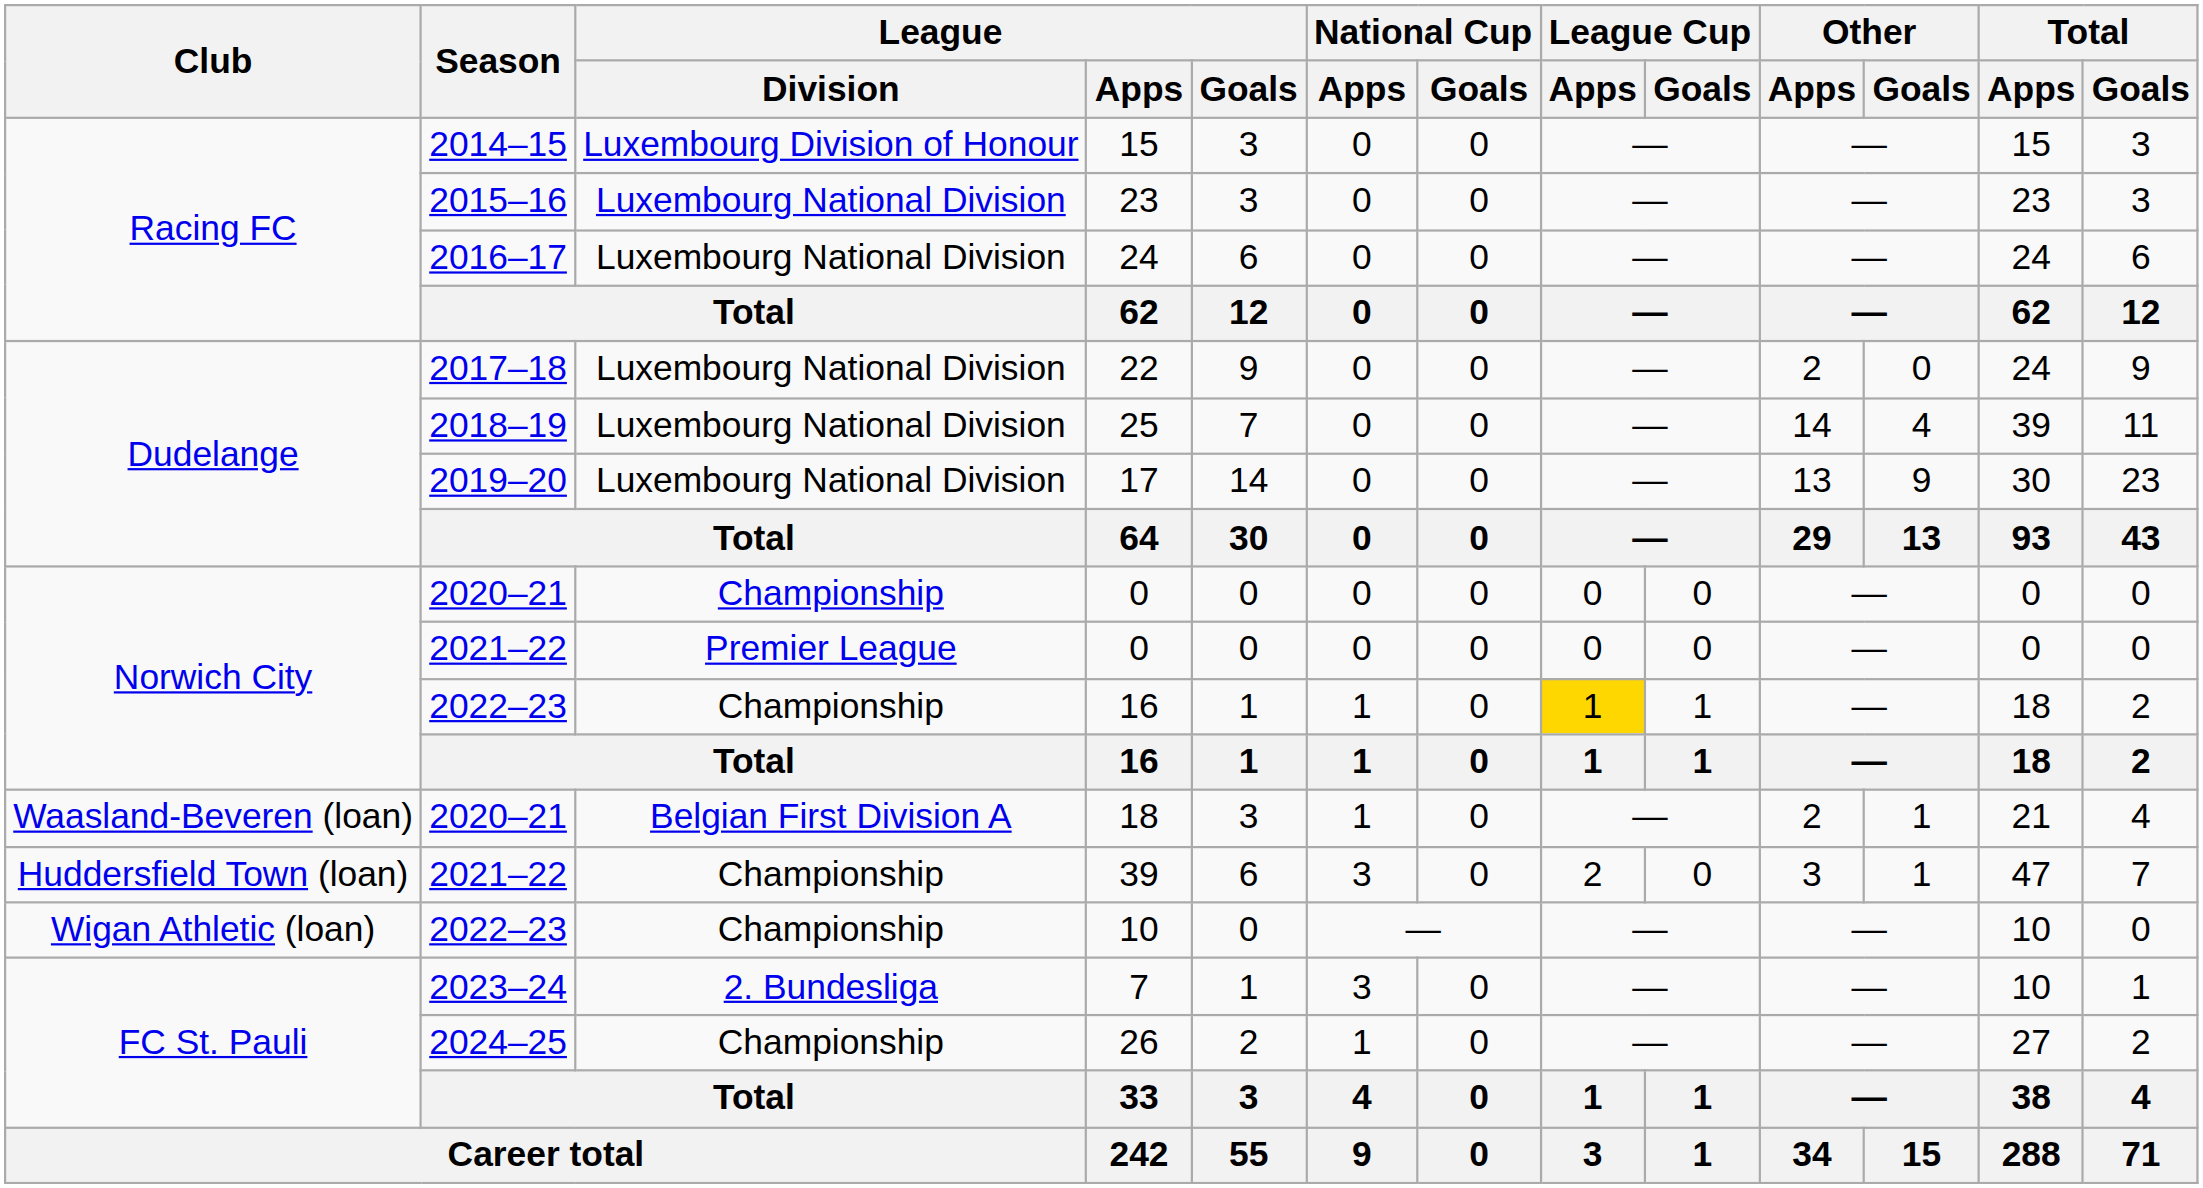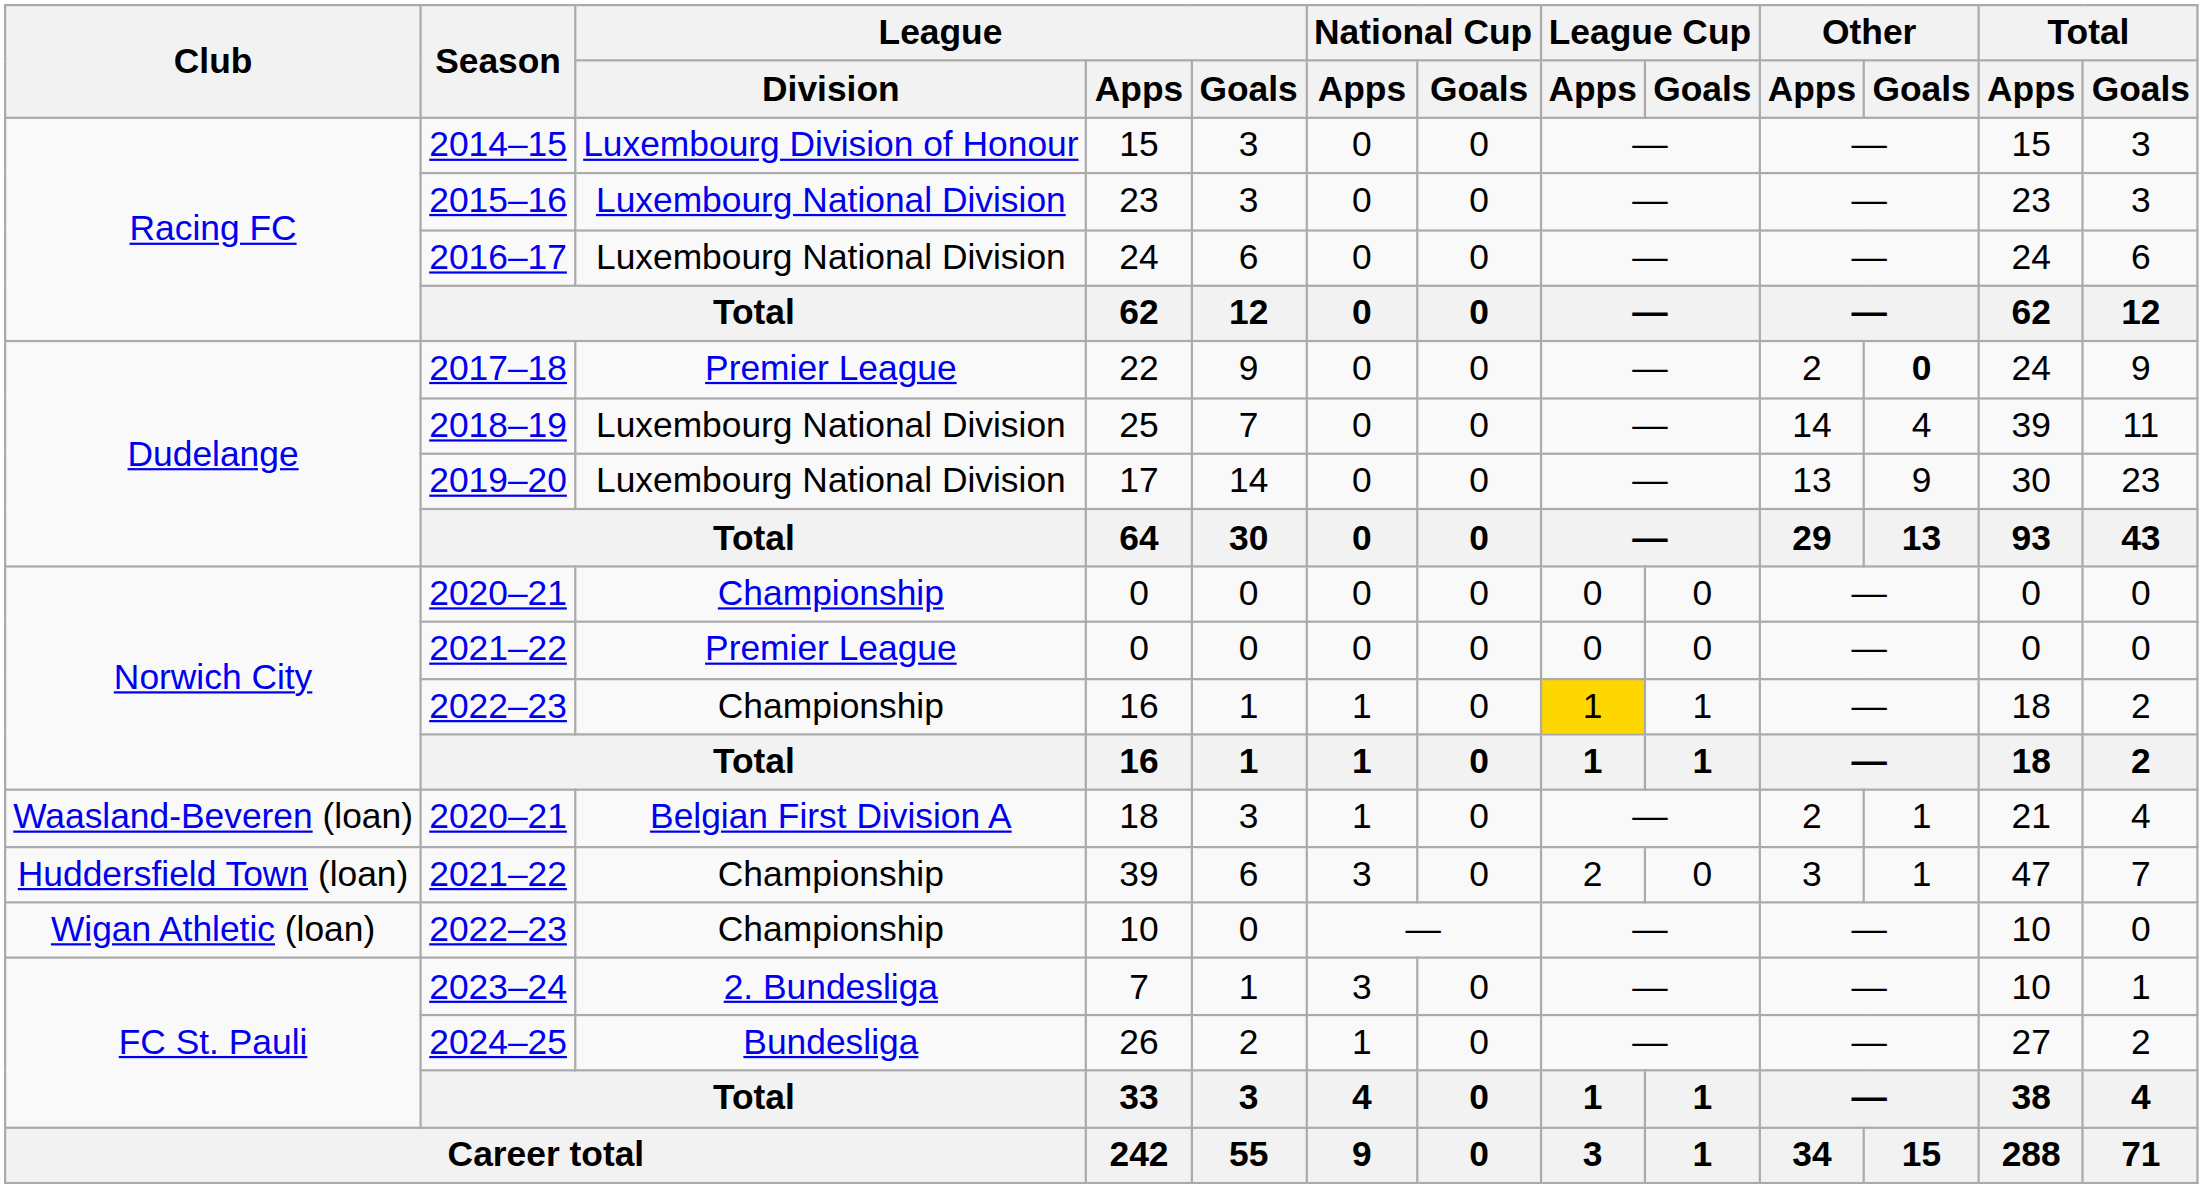(831, 369) Luxembourg National Division -> (831, 369) Premier League
(1922, 369) normal -> (1922, 369) bold
(831, 1041) Championship -> (831, 1041) Bundesliga
